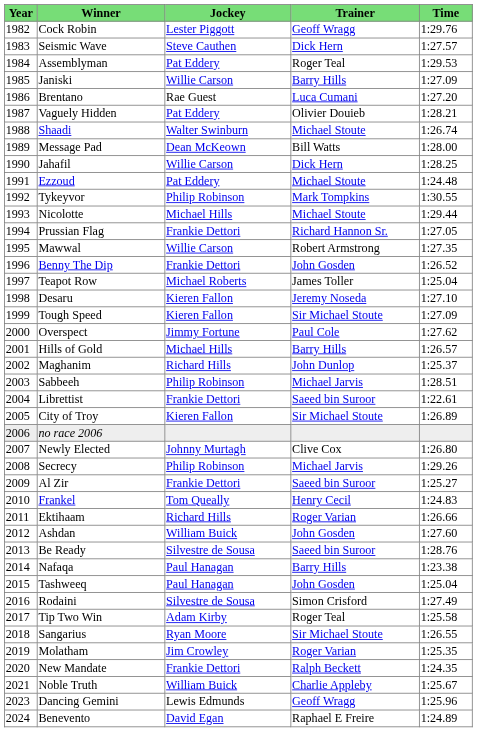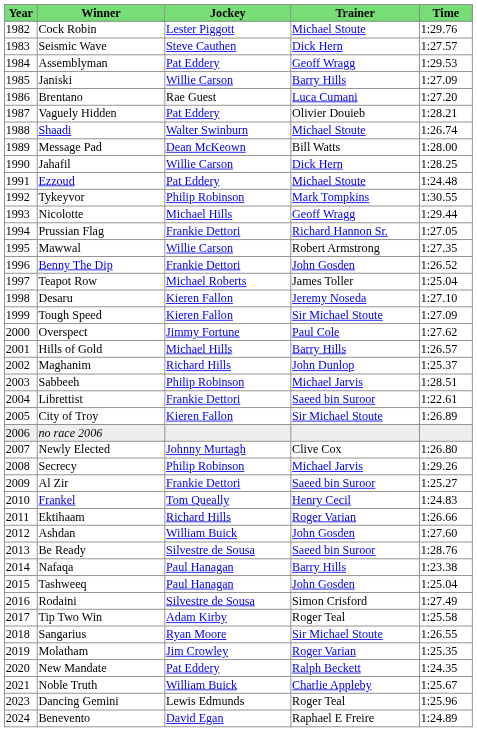(324, 29) Geoff Wragg -> (329, 29) Michael Stoute
(319, 63) Roger Teal -> (324, 63) Geoff Wragg
(329, 214) Michael Stoute -> (324, 214) Geoff Wragg
(203, 668) Frankie Dettori -> (193, 668) Pat Eddery
(324, 701) Geoff Wragg -> (319, 701) Roger Teal
